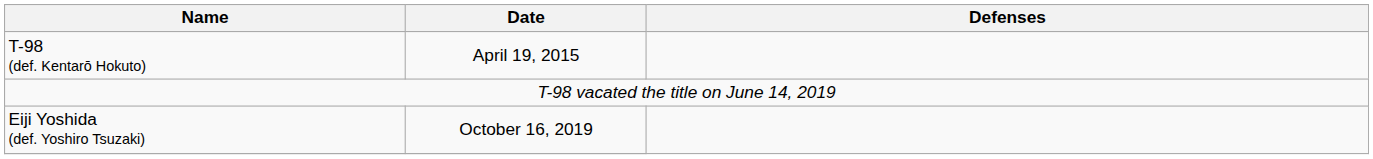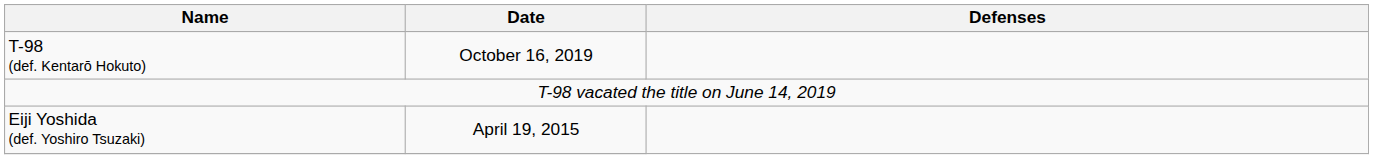(526, 55) April 19, 2015 -> (526, 55) October 16, 2019
(526, 129) October 16, 2019 -> (526, 129) April 19, 2015
